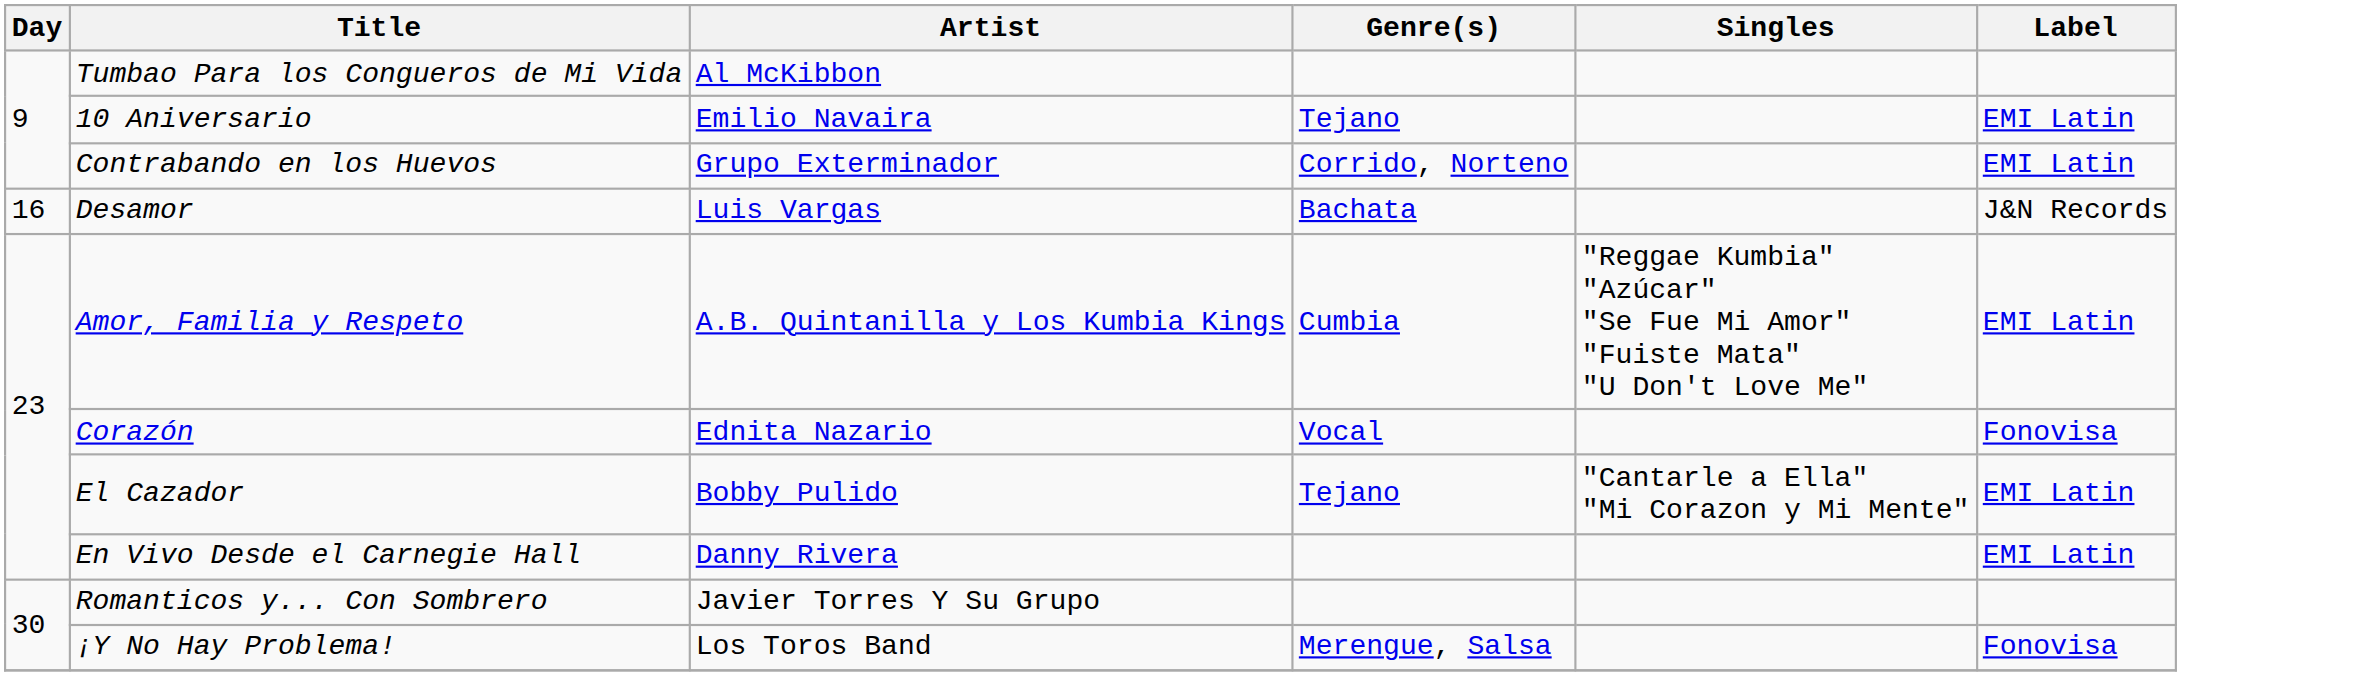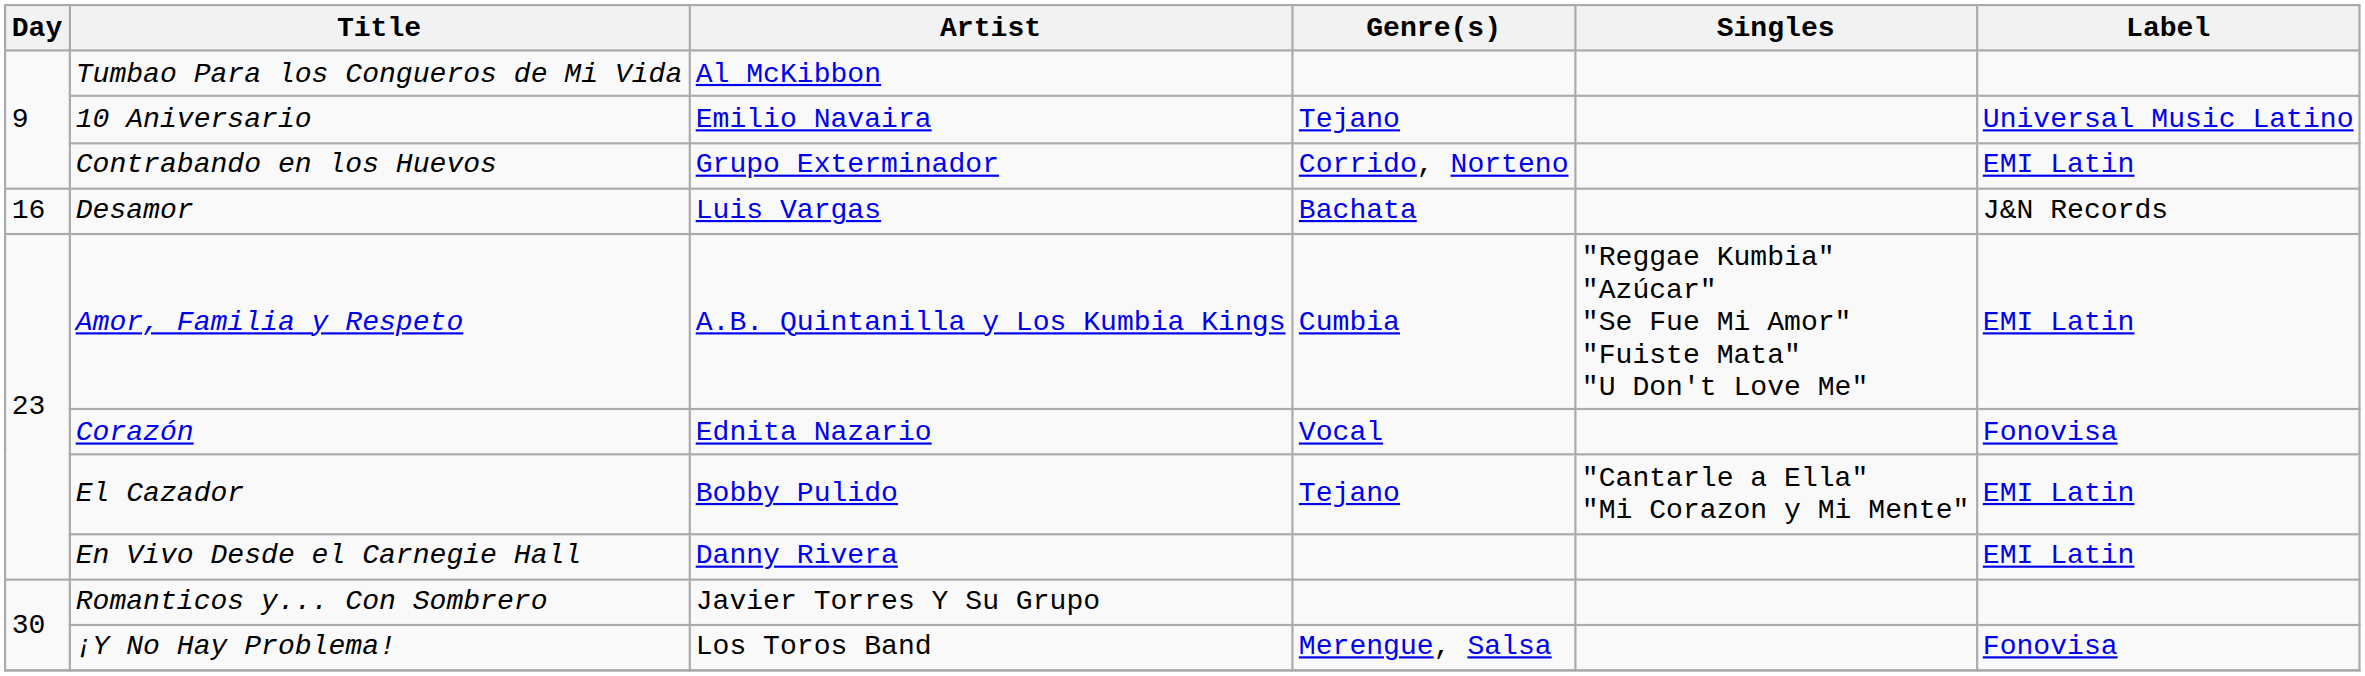(2059, 119) EMI Latin -> (2168, 119) Universal Music Latino
